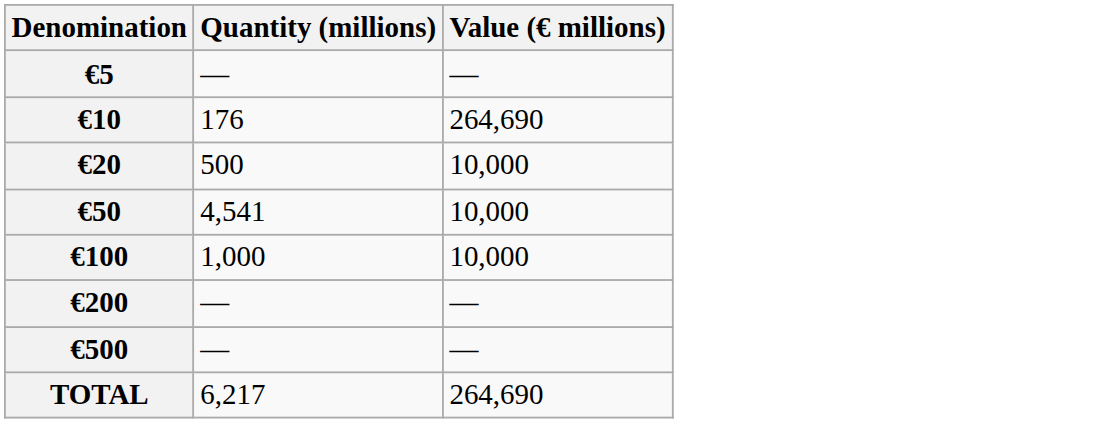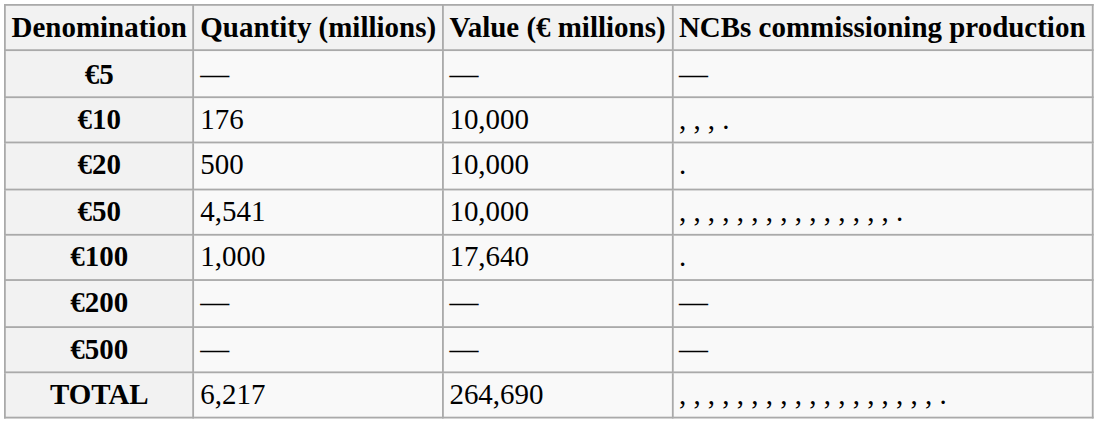+ column: (882, 27)
(496, 119) 264,690 -> (489, 119) 10,000
(489, 257) 10,000 -> (489, 257) 17,640
